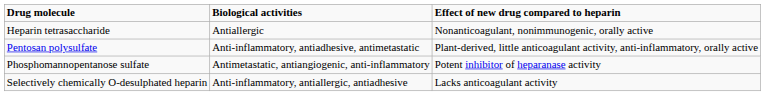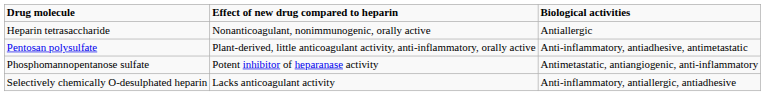columns swapped: (528, 13) <-> (257, 13)
